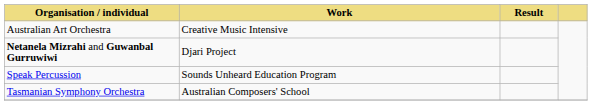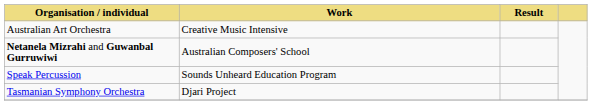(209, 52) Djari Project -> (246, 52) Australian Composers' School
(246, 91) Australian Composers' School -> (209, 91) Djari Project
